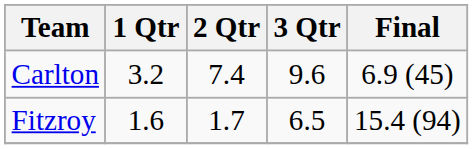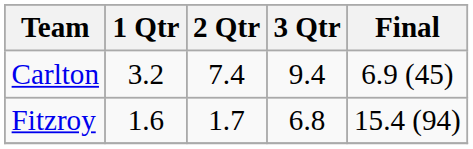(307, 73) 9.6 -> (307, 73) 9.4
(307, 119) 6.5 -> (307, 119) 6.8
